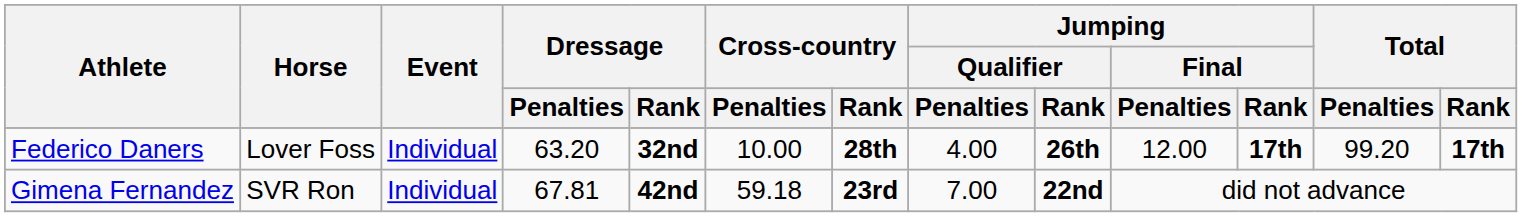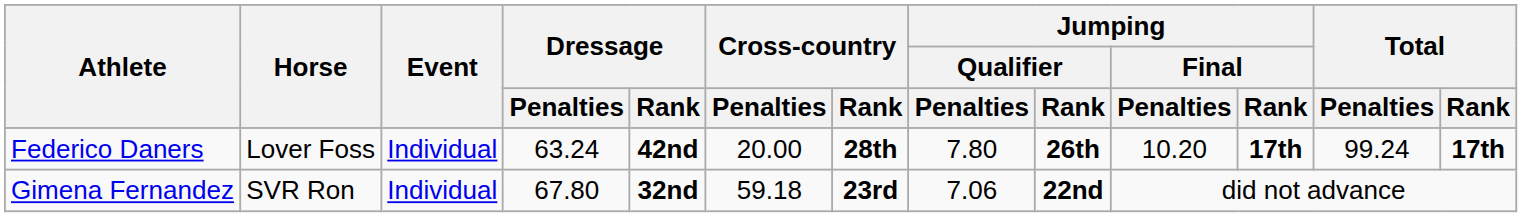(567, 149) 63.20 -> (567, 149) 63.24
(668, 149) 32nd -> (668, 149) 42nd
(769, 149) 10.00 -> (769, 149) 20.00
(972, 149) 4.00 -> (972, 149) 7.80
(1174, 149) 12.00 -> (1174, 149) 10.20
(1377, 149) 99.20 -> (1377, 149) 99.24
(567, 191) 67.81 -> (567, 191) 67.80
(668, 191) 42nd -> (668, 191) 32nd
(972, 191) 7.00 -> (972, 191) 7.06
